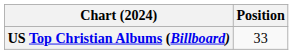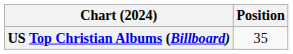(261, 37) 33 -> (261, 37) 35
